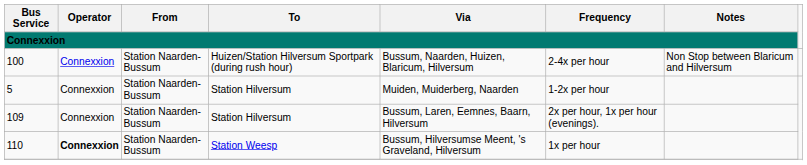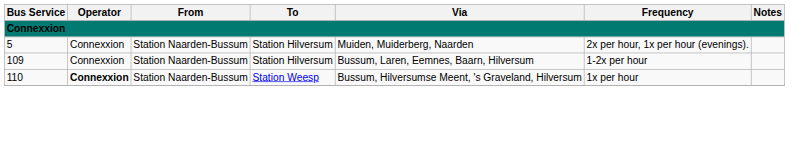- row: (15, 62)
(579, 90) 1-2x per hour -> (668, 45) 2x per hour, 1x per hour (evenings).
(603, 117) 2x per hour, 1x per hour (evenings). -> (617, 61) 1-2x per hour
